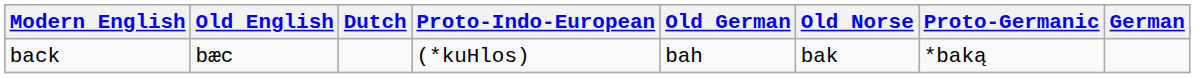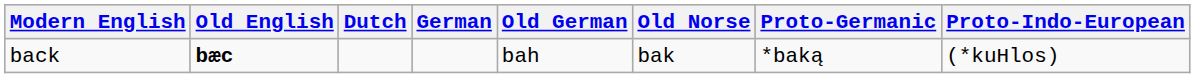columns swapped: (1147, 22) <-> (536, 22)
(214, 56) normal -> (214, 56) bold
